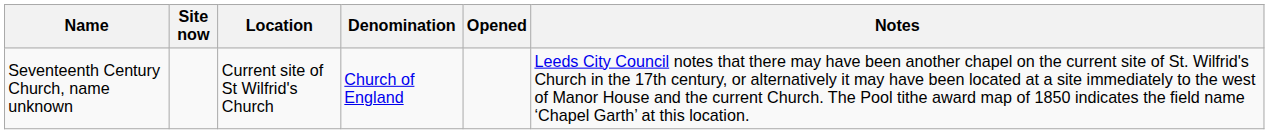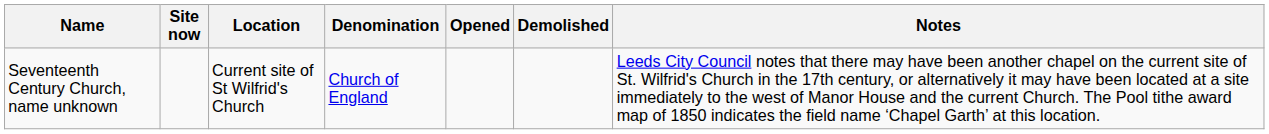+ column: (563, 26)
